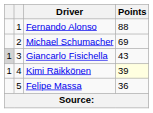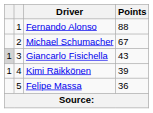(123, 41) 69 -> (123, 41) 67
(123, 71) lightyellow background -> (123, 71) no background
